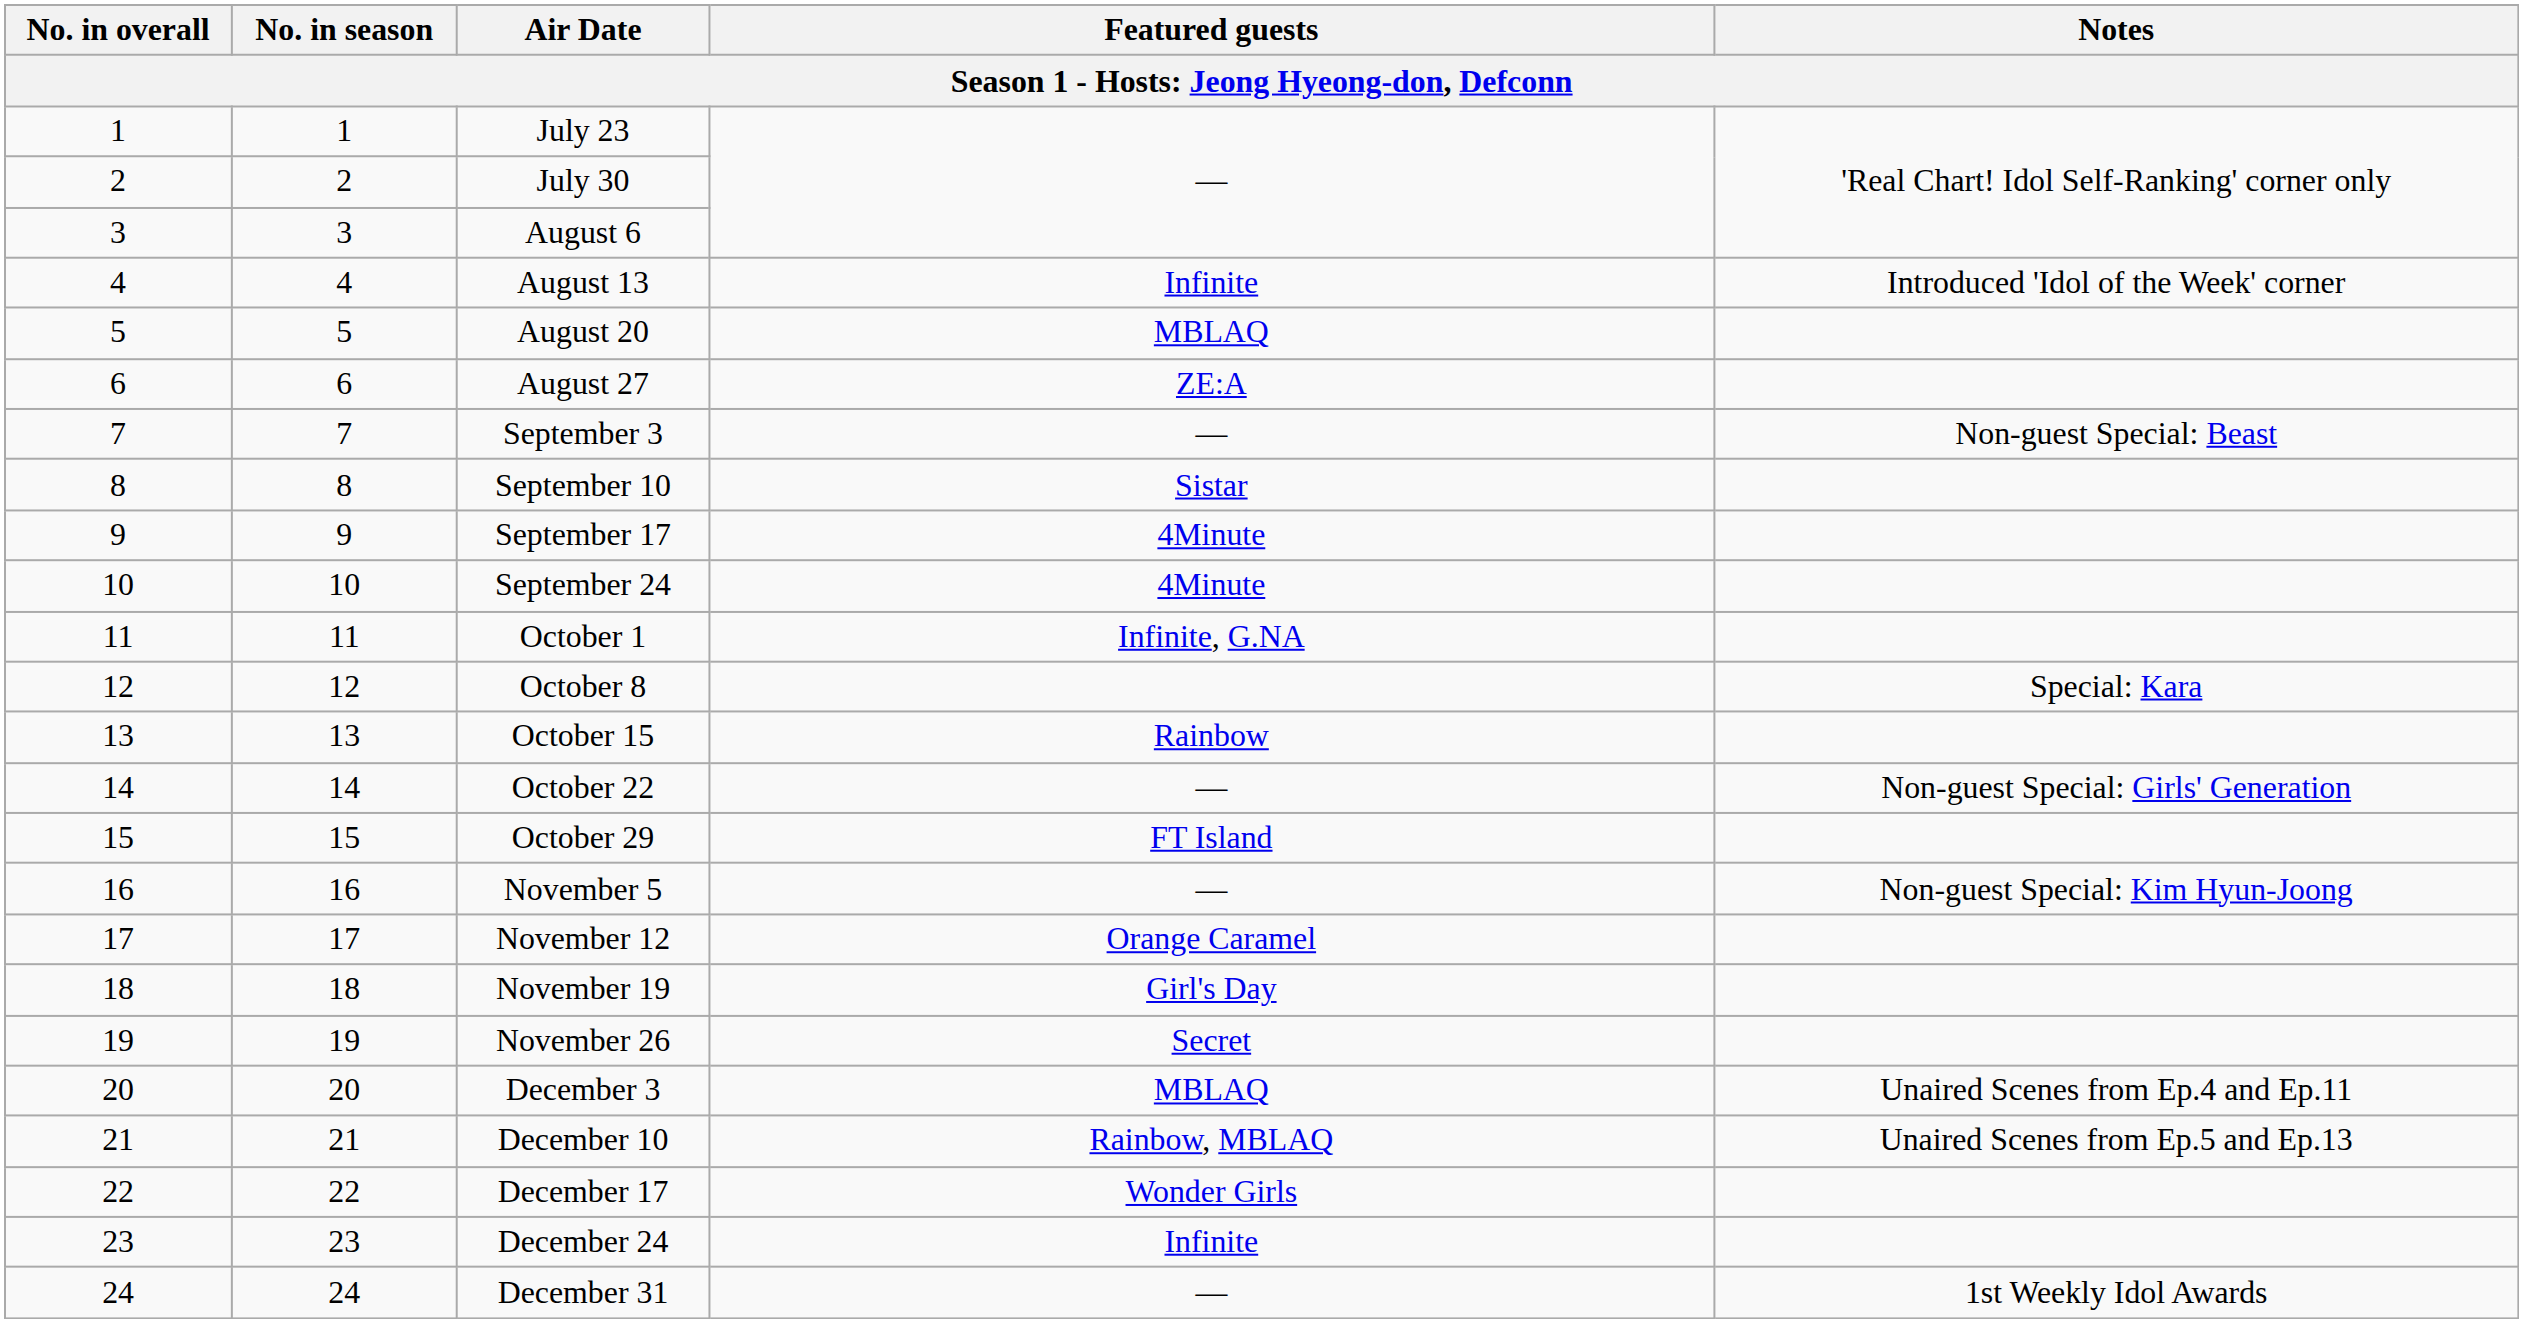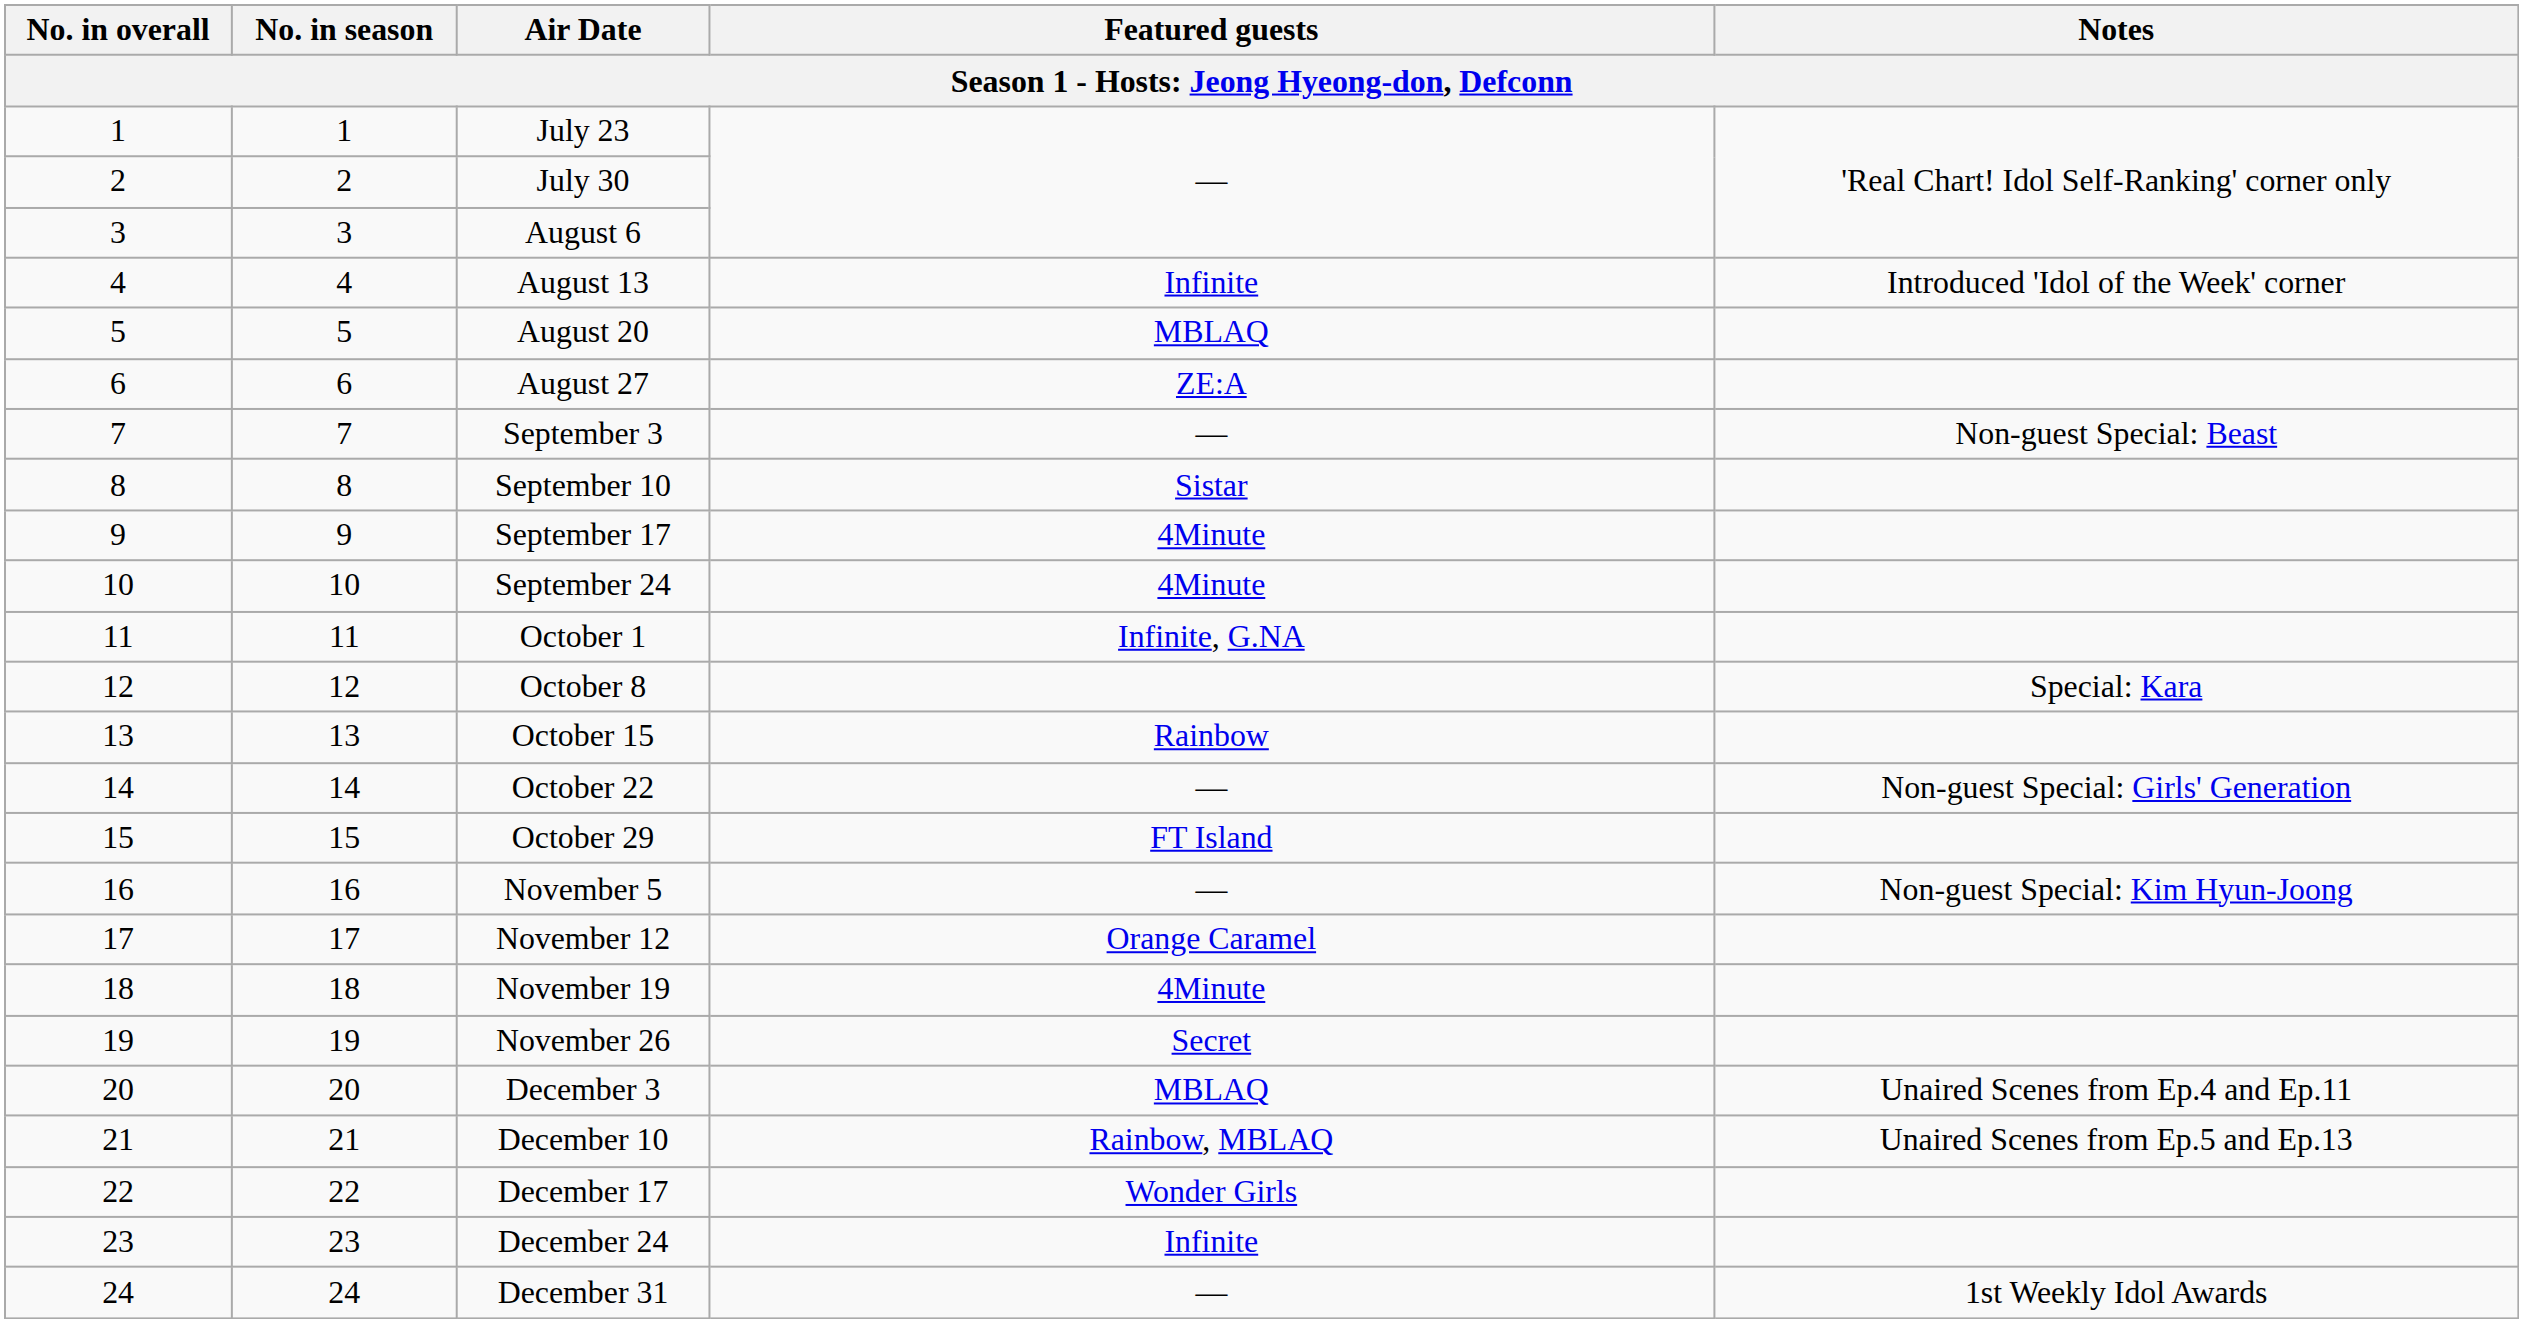(1211, 989) Girl's Day -> (1211, 989) 4Minute
